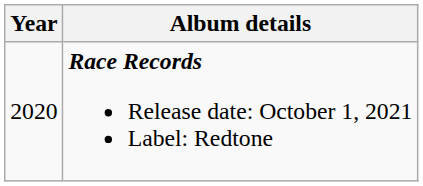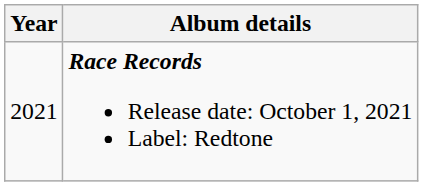(34, 111) 2020 -> (34, 111) 2021
